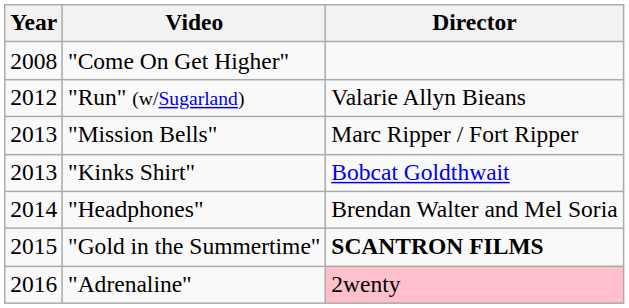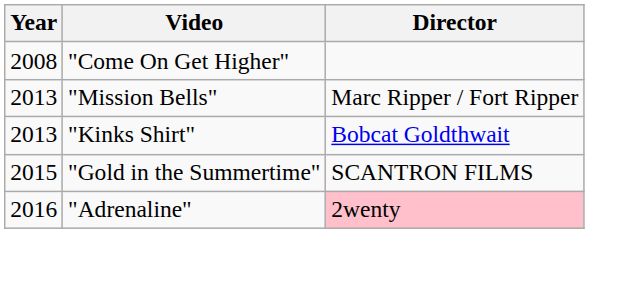- row: (156, 97)
- row: (136, 209)
(437, 246) bold -> (432, 172) normal
